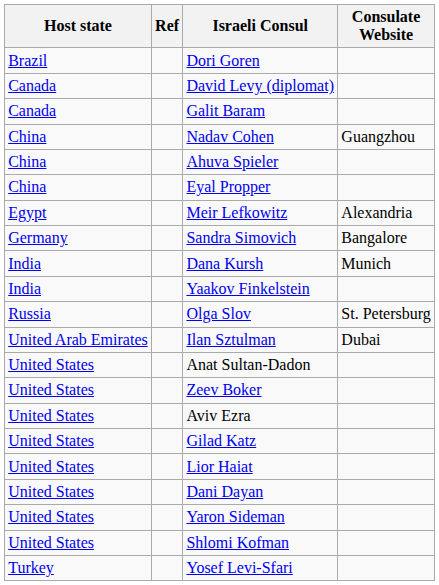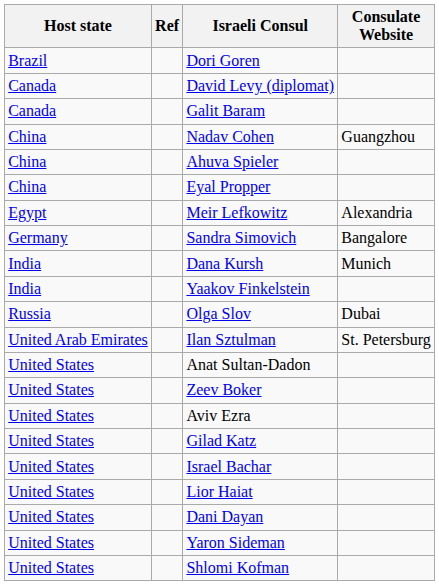(386, 314) St. Petersburg -> (361, 314) Dubai
(361, 339) Dubai -> (386, 339) St. Petersburg
+ row: (229, 466)
- row: (240, 568)
